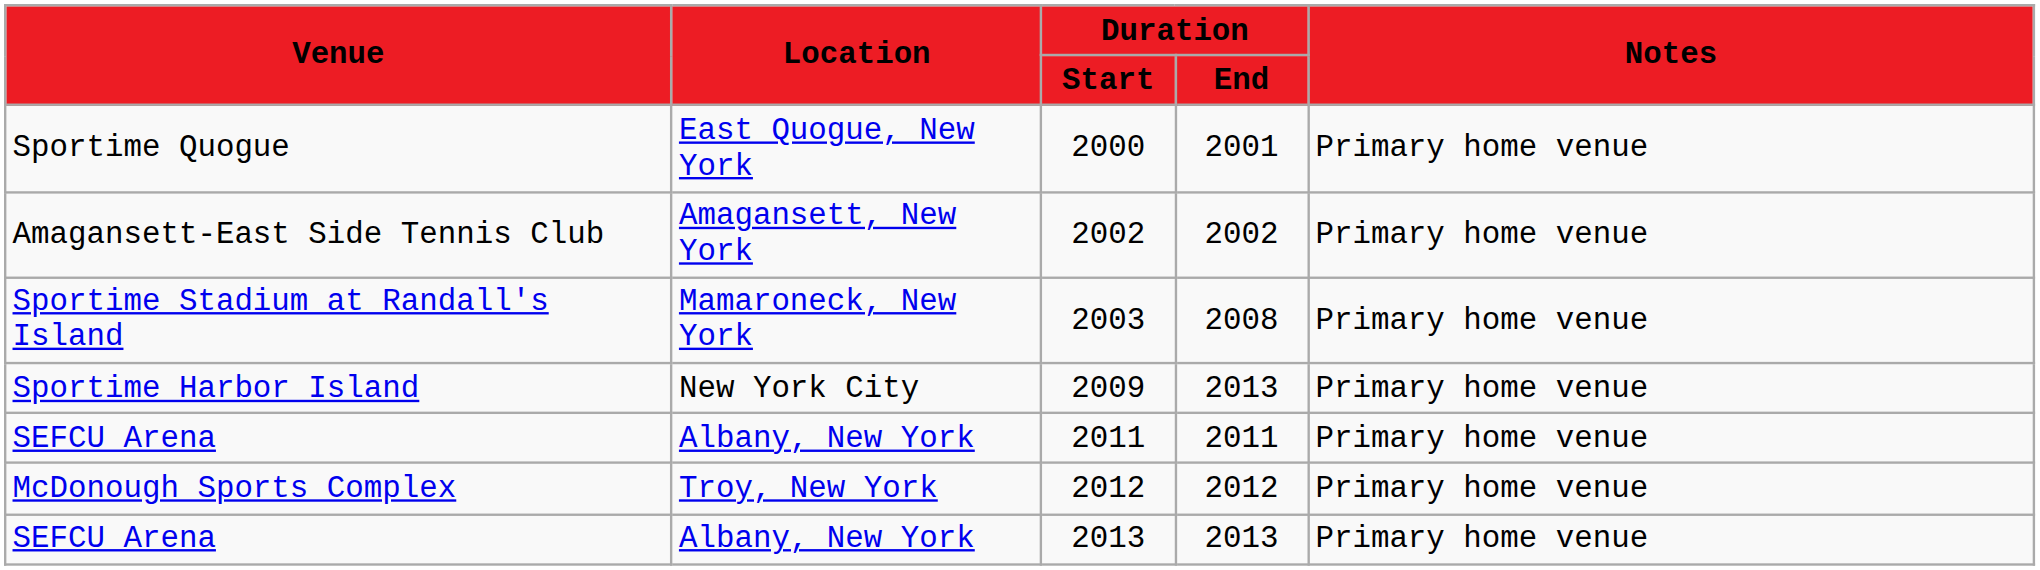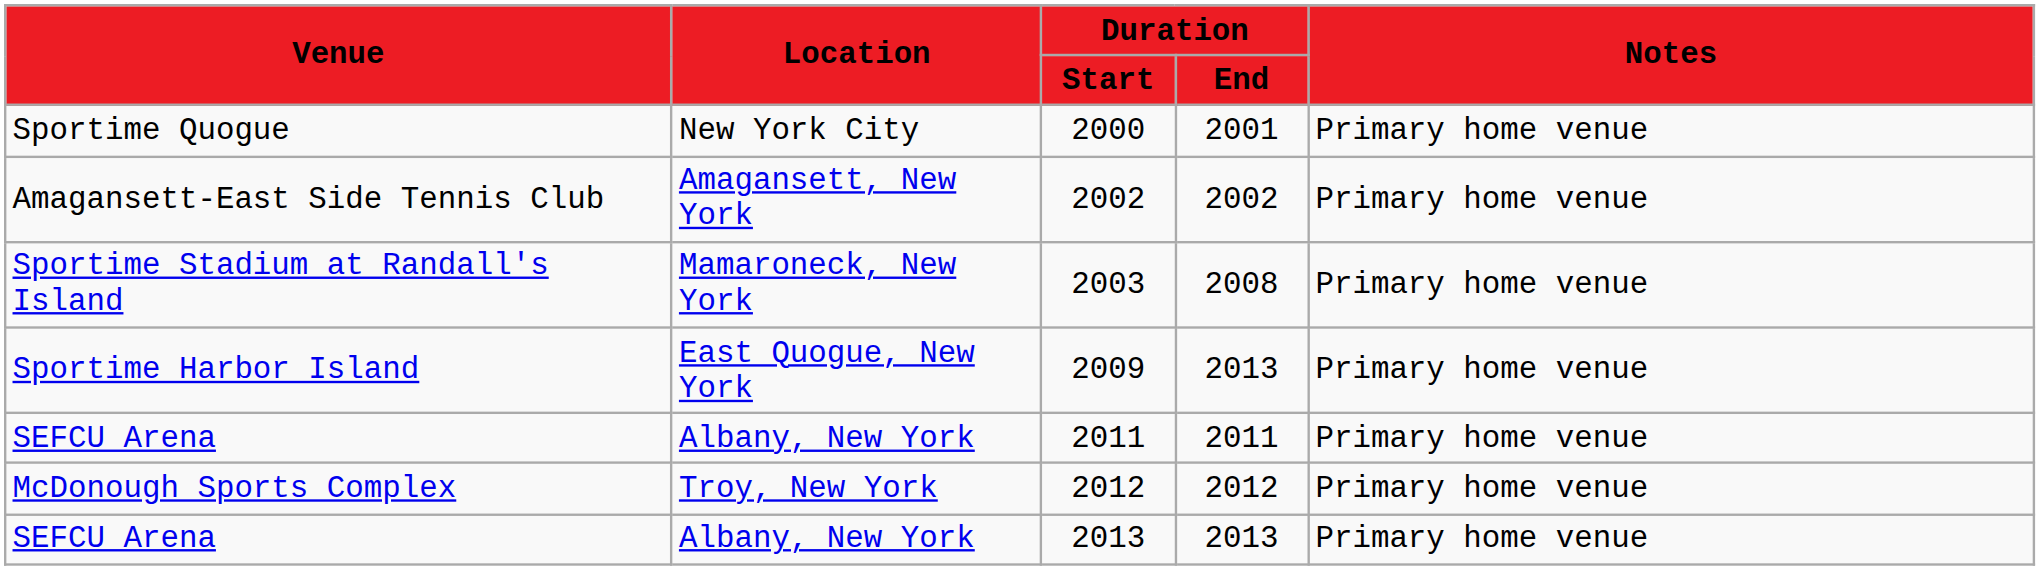(827, 148) East Quogue, New York -> (799, 131) New York City
(799, 388) New York City -> (827, 370) East Quogue, New York
